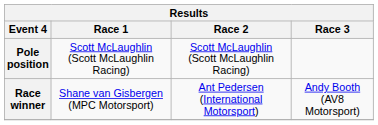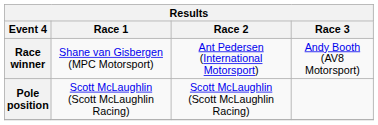rows swapped: (28, 58) <-> (28, 99)
